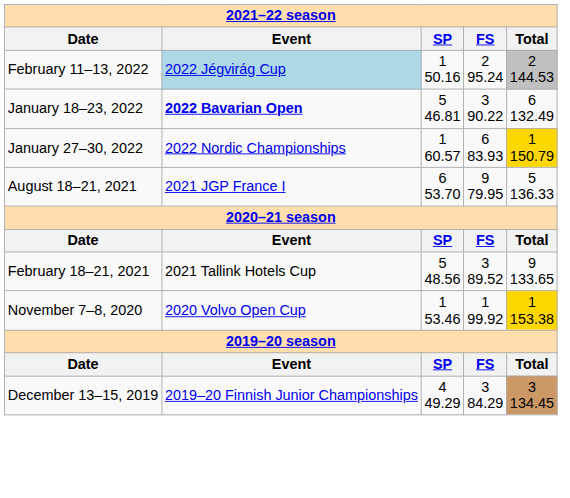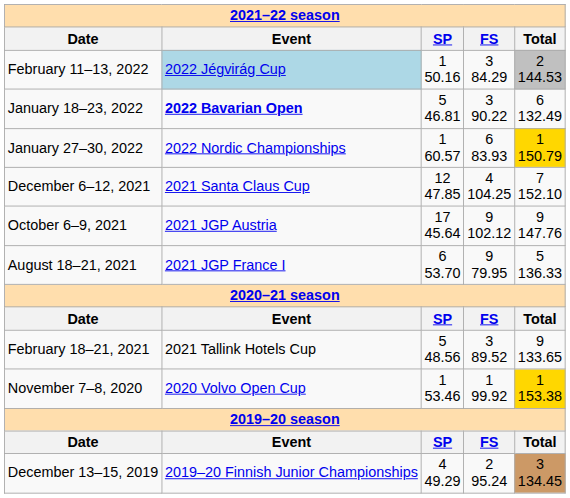(485, 69) 2 95.24 -> (489, 69) 3 84.29
+ row: (79, 186)
+ row: (67, 225)
(485, 395) 3 84.29 -> (489, 473) 2 95.24
